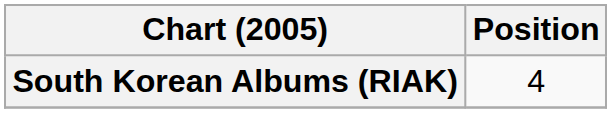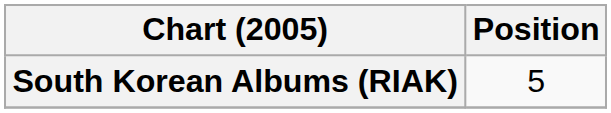(536, 81) 4 -> (536, 81) 5
